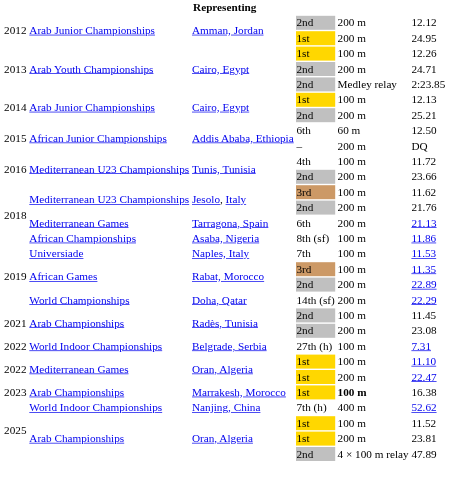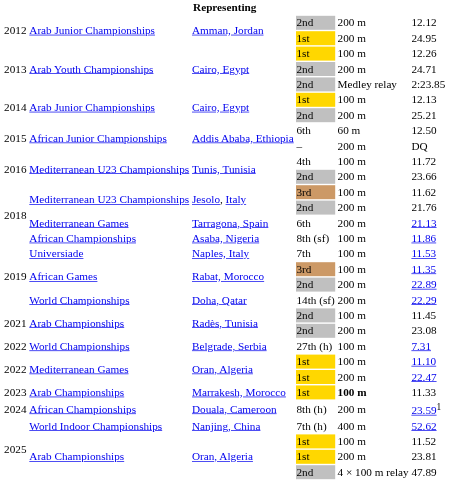(96, 346) World Indoor Championships -> (79, 346) World Championships
(424, 392) 16.38 -> (424, 392) 11.33
+ row: (234, 409)
